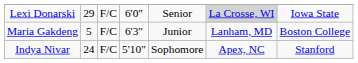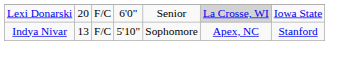(89, 13) 29 -> (83, 13) 20
- row: (42, 31)
(89, 49) 24 -> (83, 31) 13
